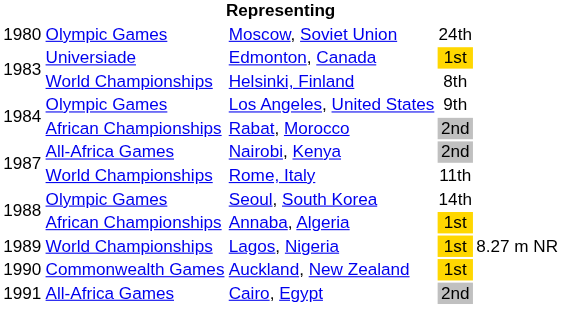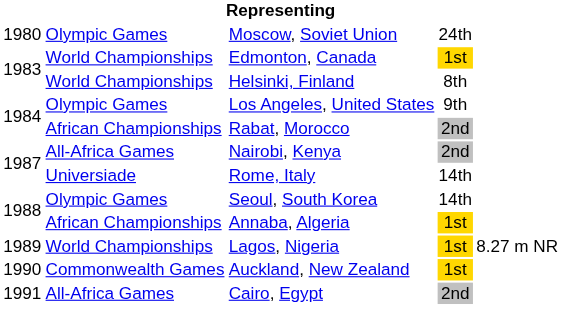(91, 57) Universiade -> (129, 57) World Championships
(129, 175) World Championships -> (91, 175) Universiade
(455, 175) 11th -> (455, 175) 14th
